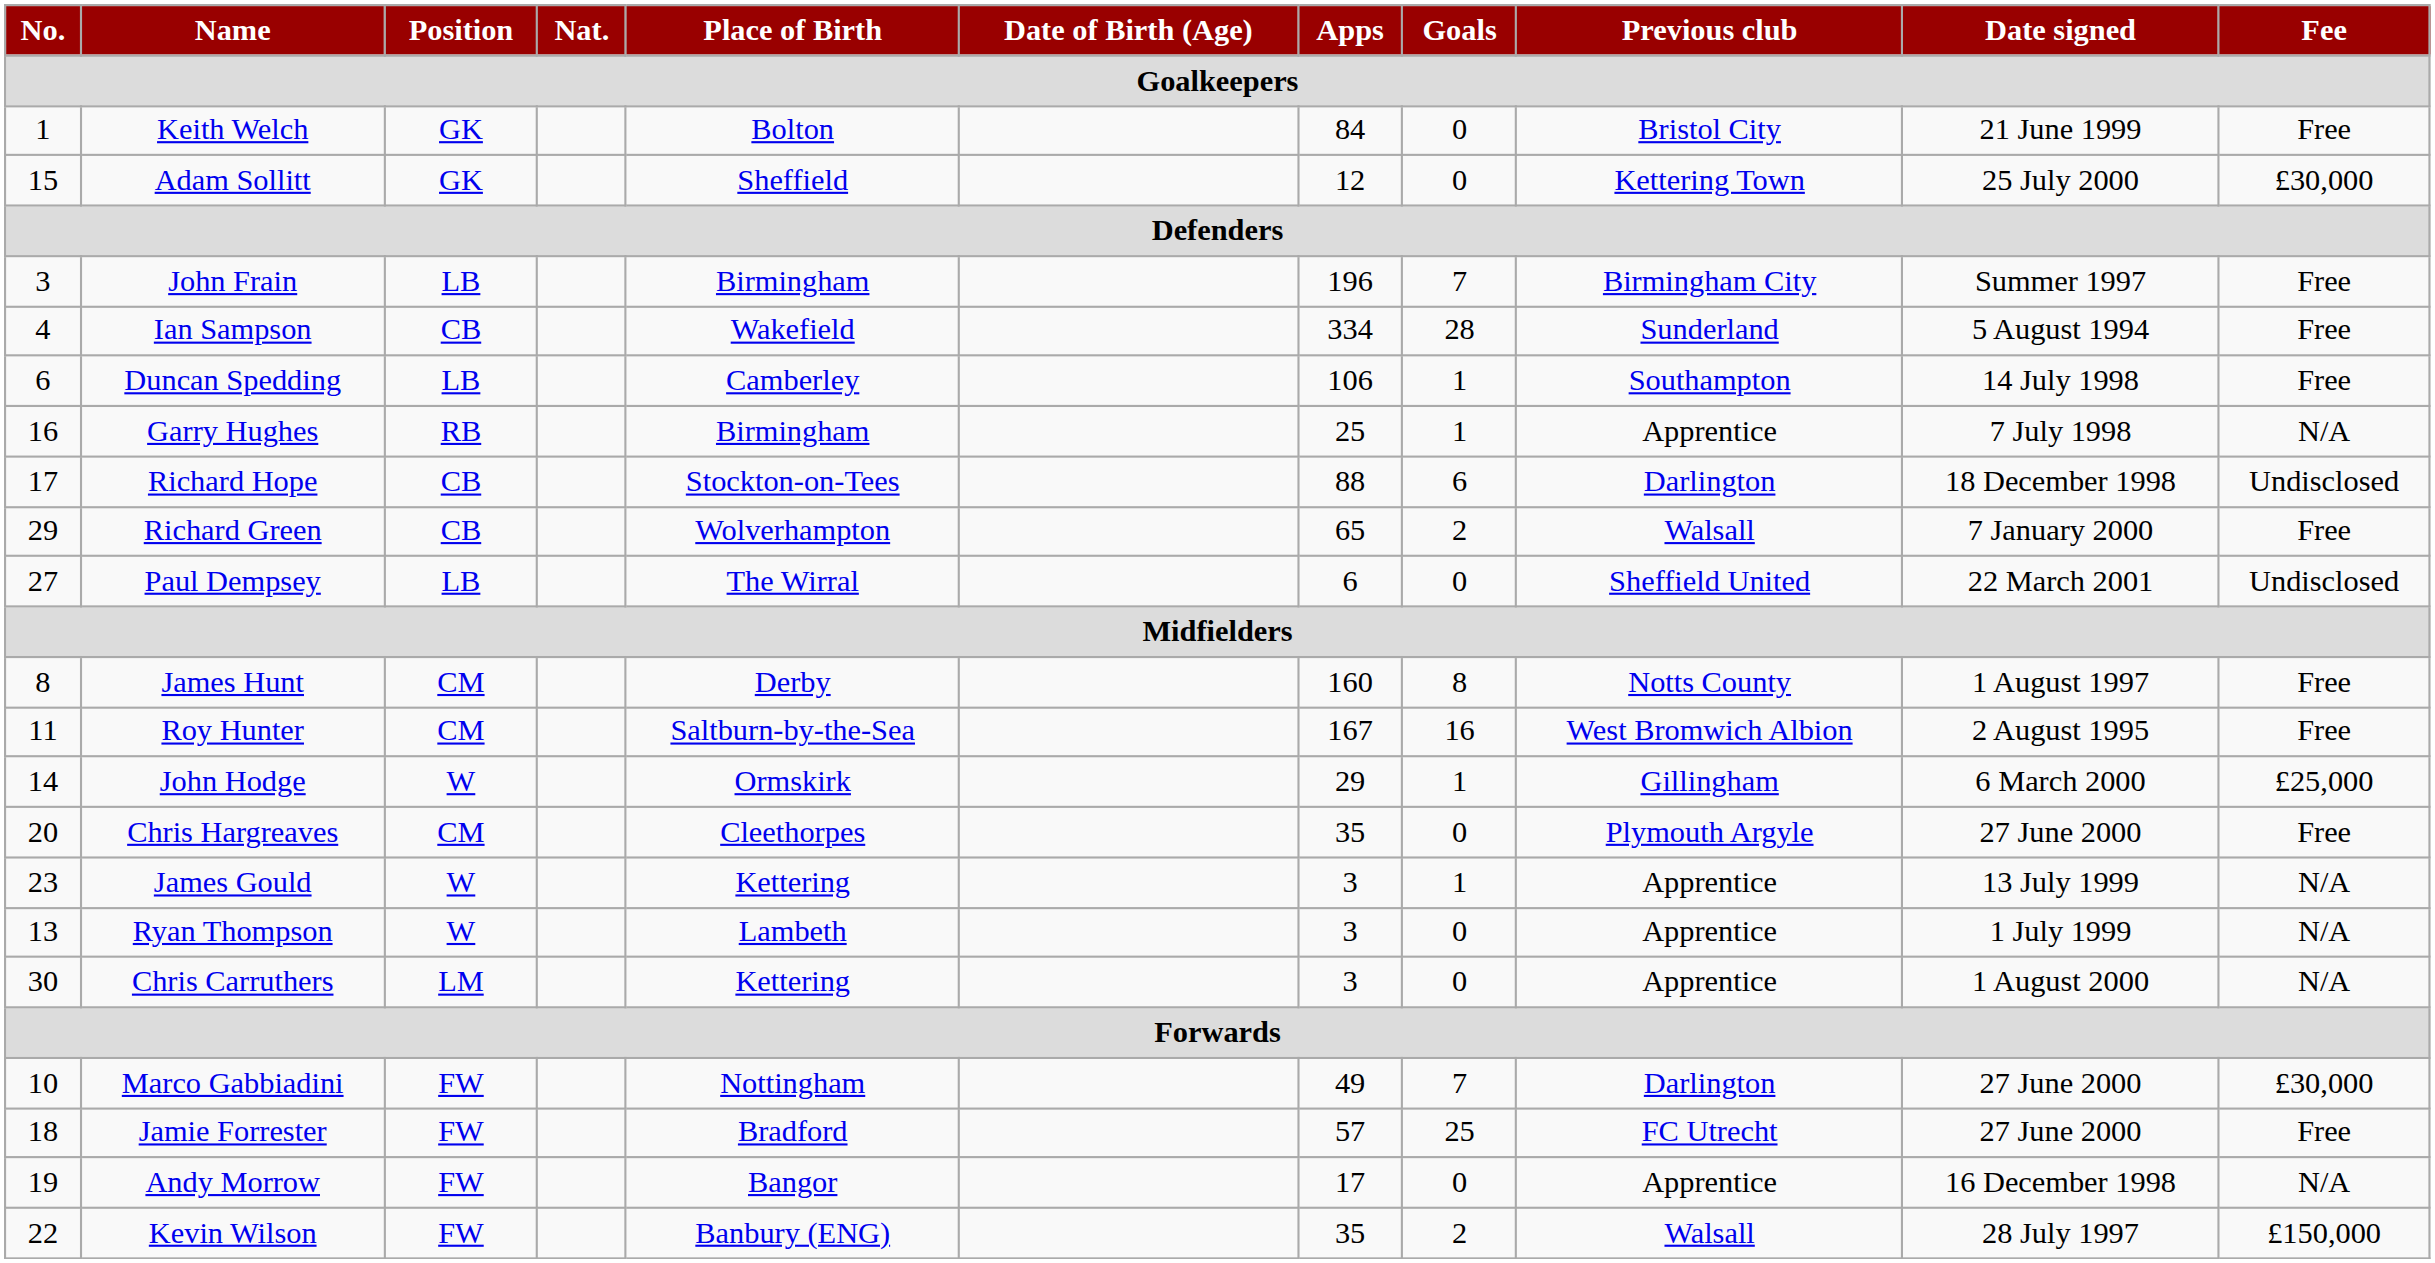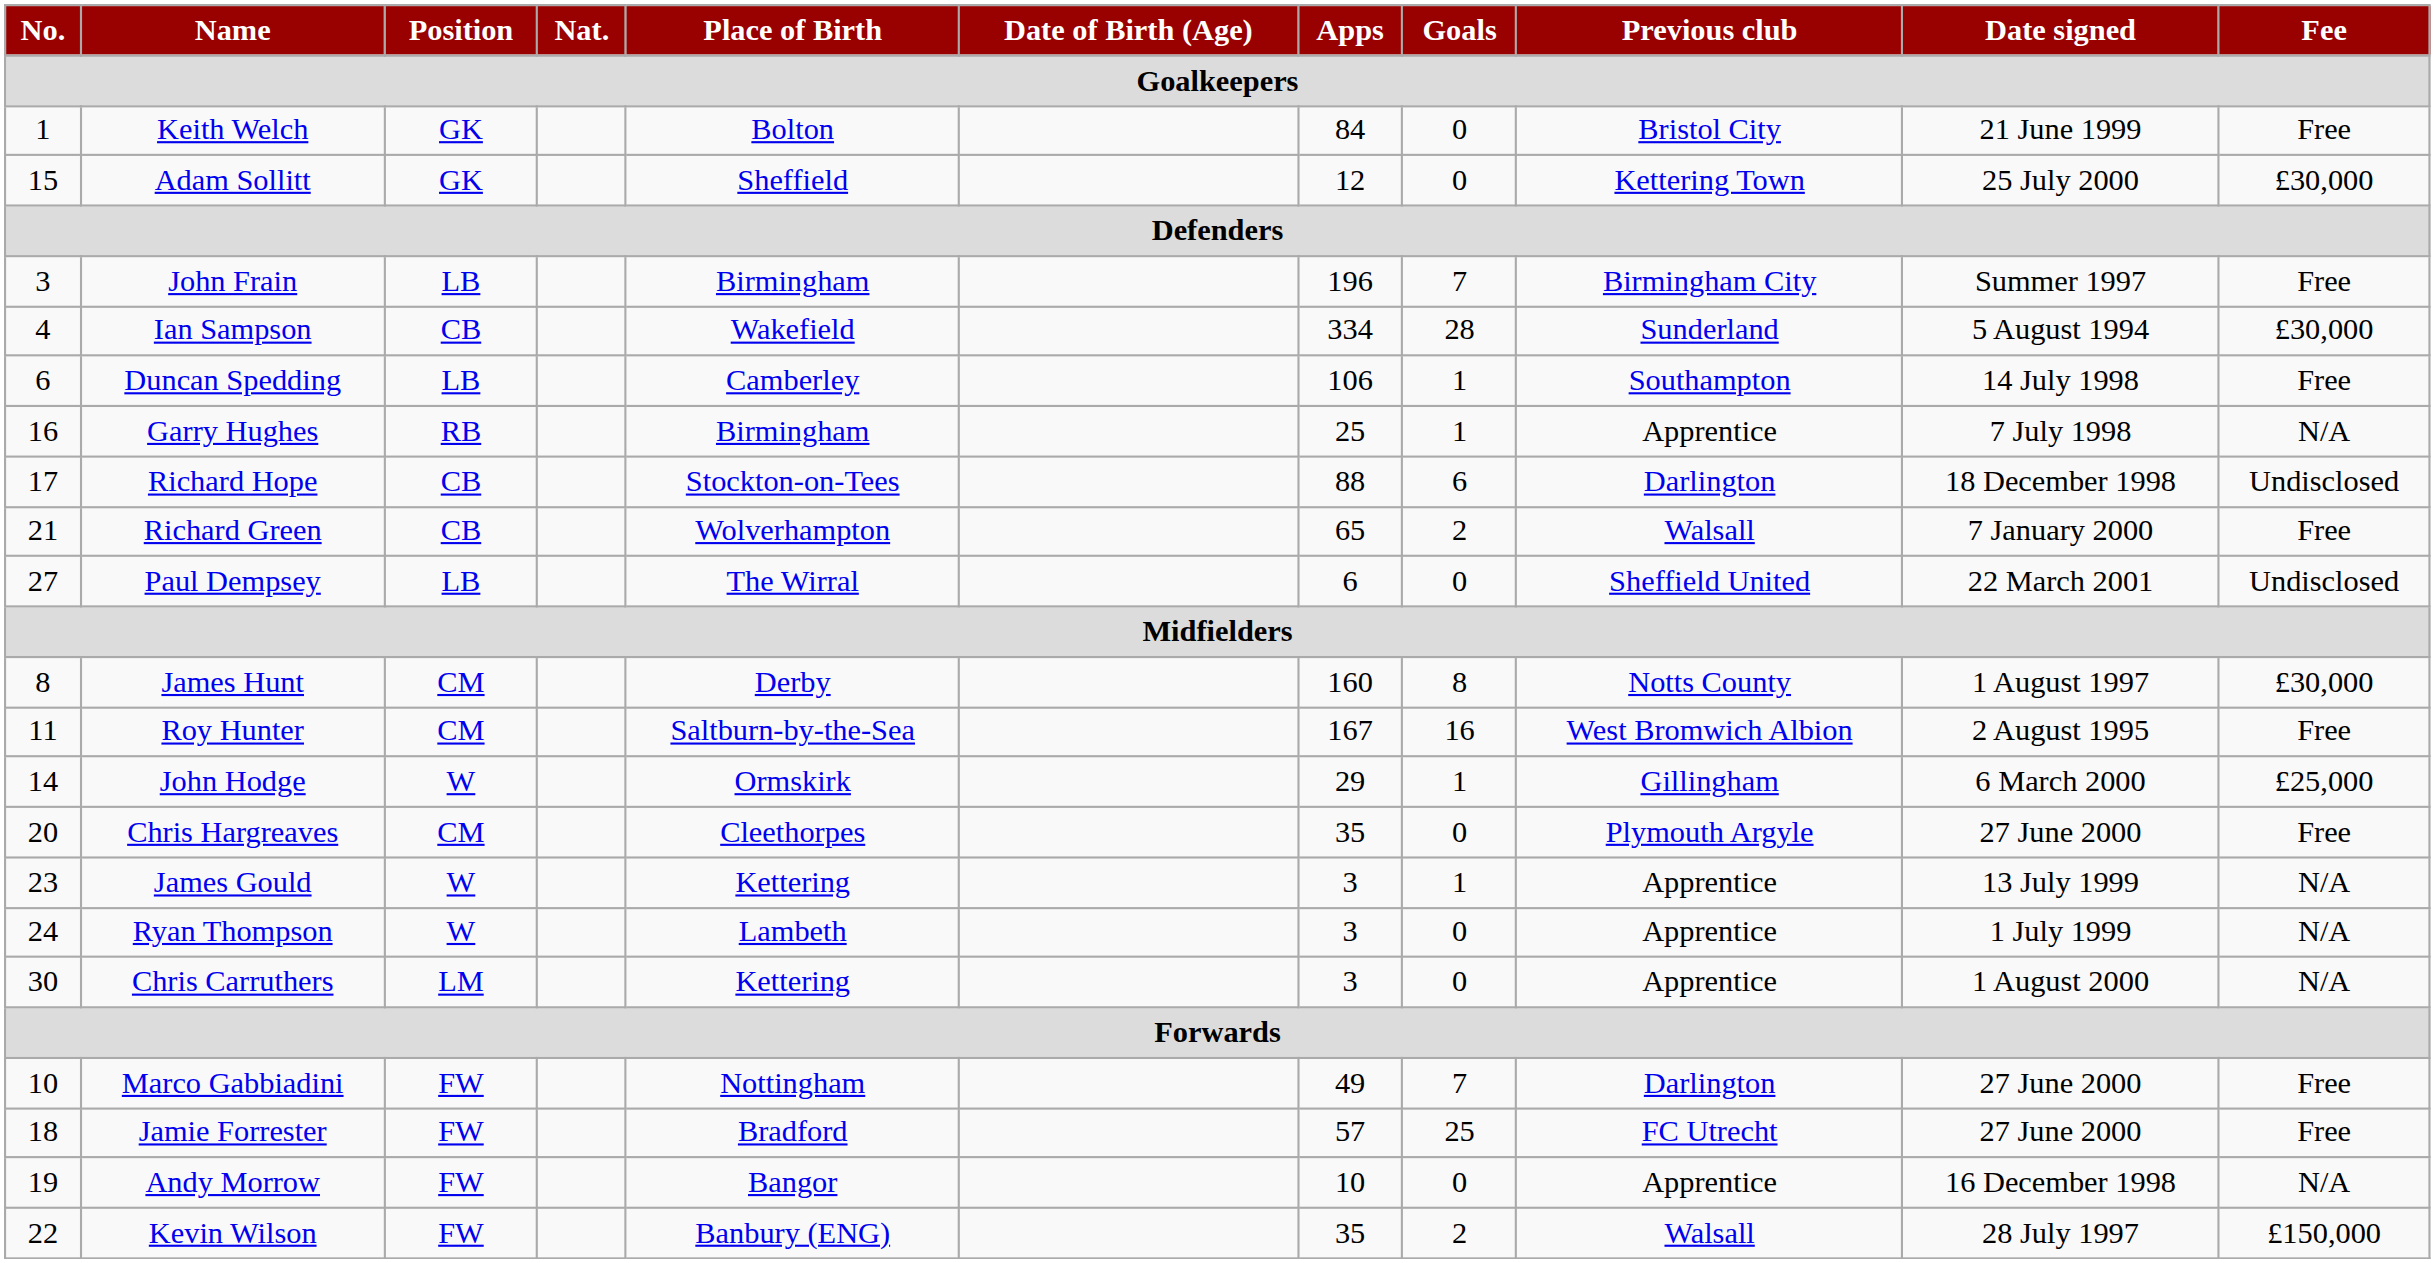(2324, 330) Free -> (2324, 330) £30,000
(43, 531) 29 -> (43, 531) 21
(2324, 681) Free -> (2324, 681) £30,000
(43, 931) 13 -> (43, 931) 24
(2324, 1082) £30,000 -> (2324, 1082) Free
(1350, 1182) 17 -> (1350, 1182) 10
